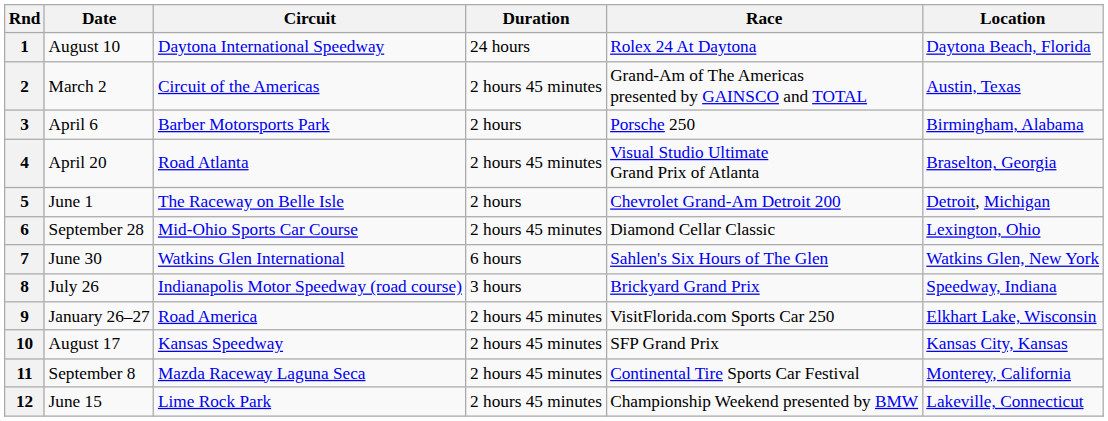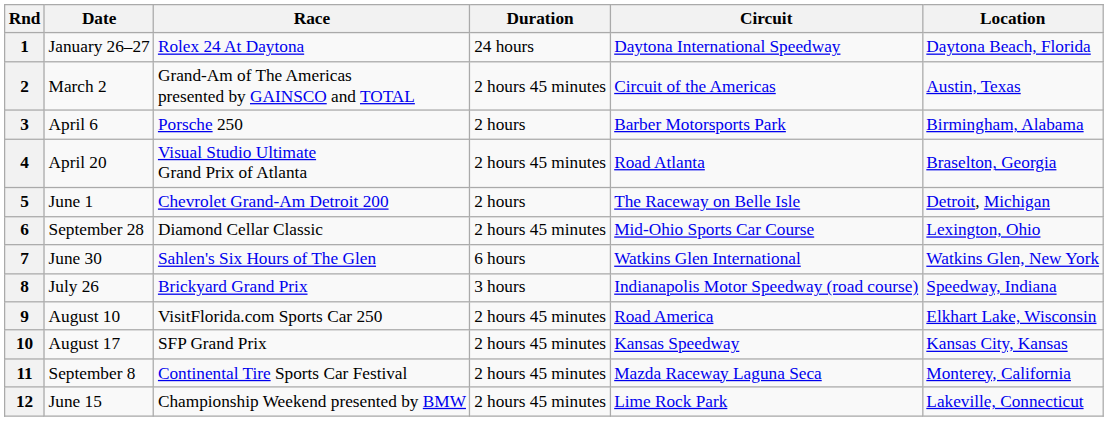columns swapped: (764, 18) <-> (310, 18)
(84, 46) August 10 -> (99, 46) January 26–27
(99, 315) January 26–27 -> (84, 315) August 10
